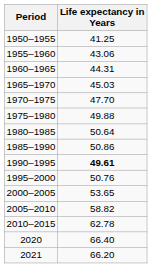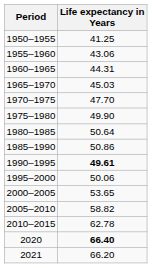(102, 116) 49.88 -> (102, 116) 49.90
(102, 178) 50.76 -> (102, 178) 50.06
(102, 239) normal -> (102, 239) bold
